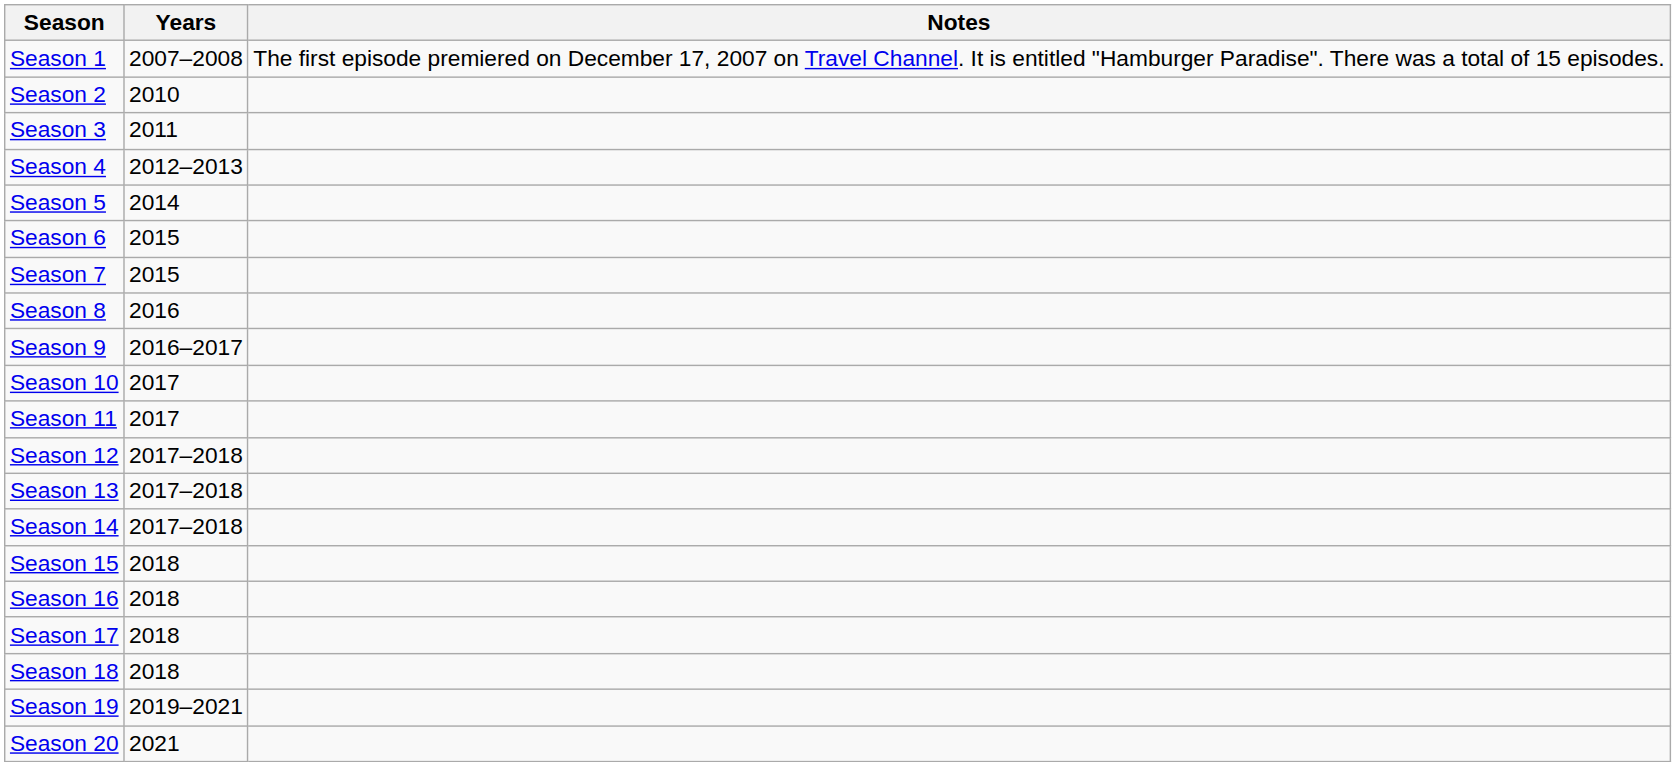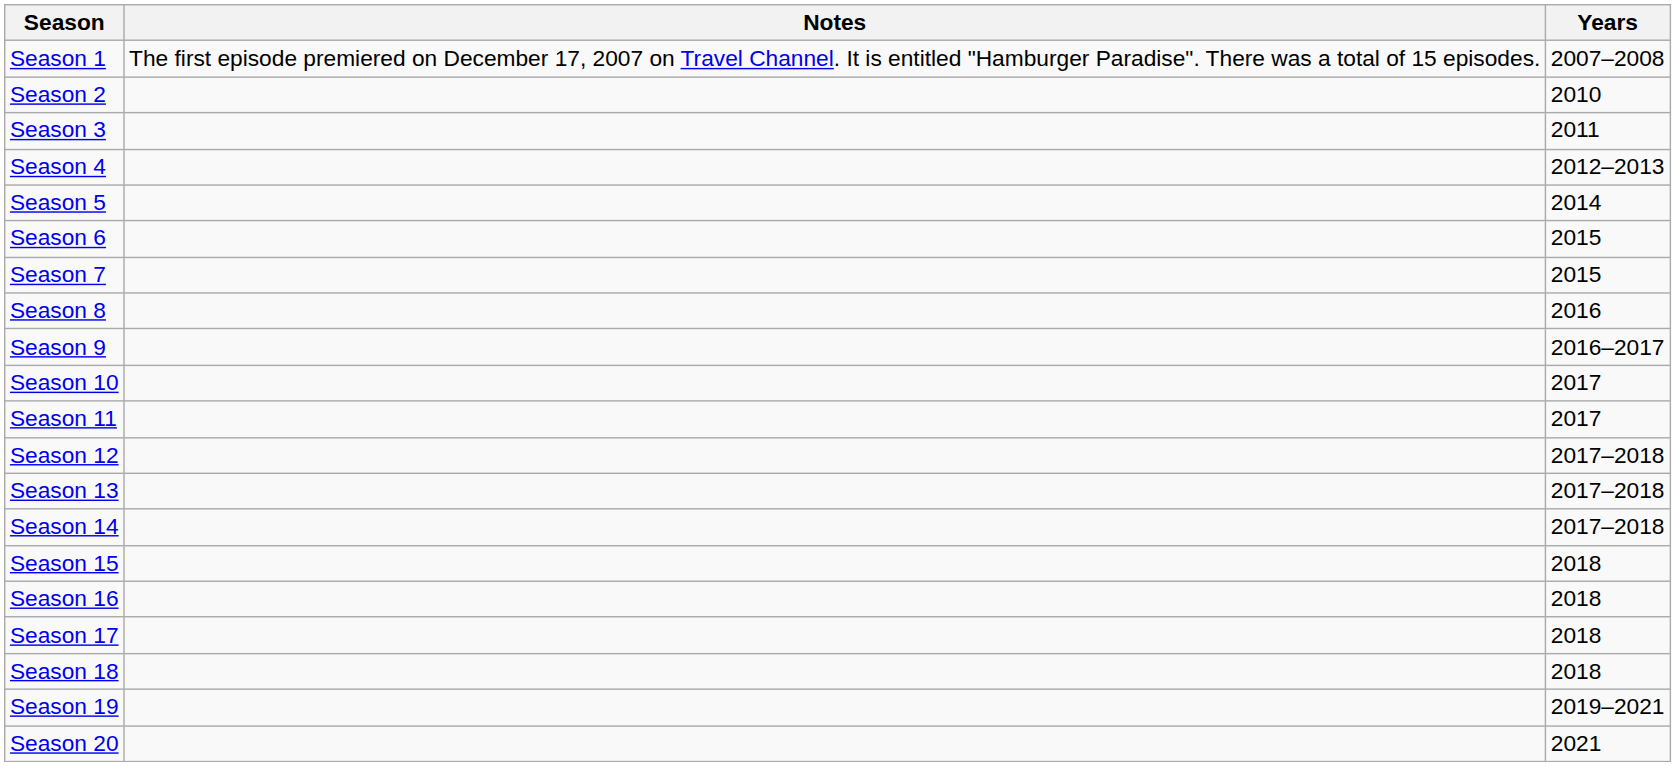columns swapped: (186, 22) <-> (959, 22)
